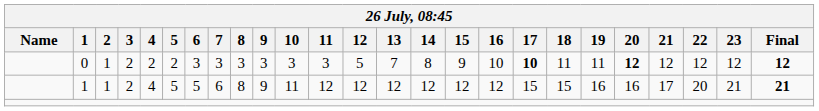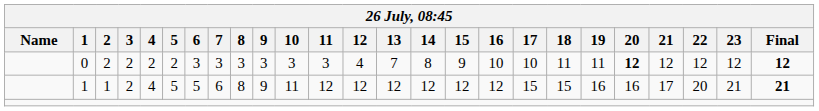(107, 63) 1 -> (107, 63) 2
(360, 63) 5 -> (360, 63) 4
(530, 63) bold -> (530, 63) normal
